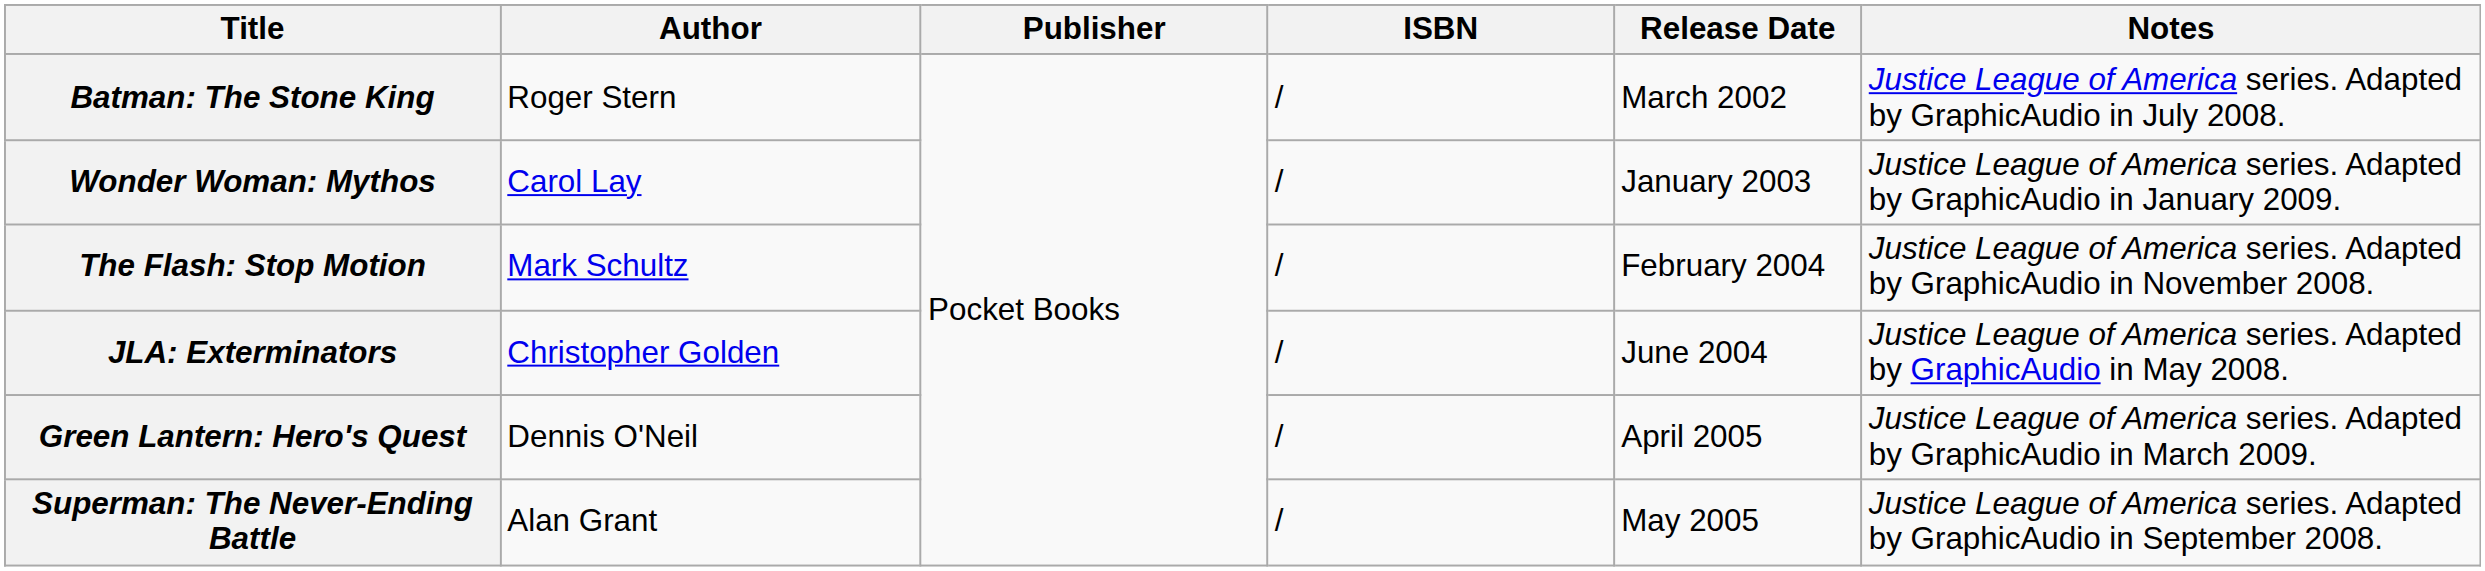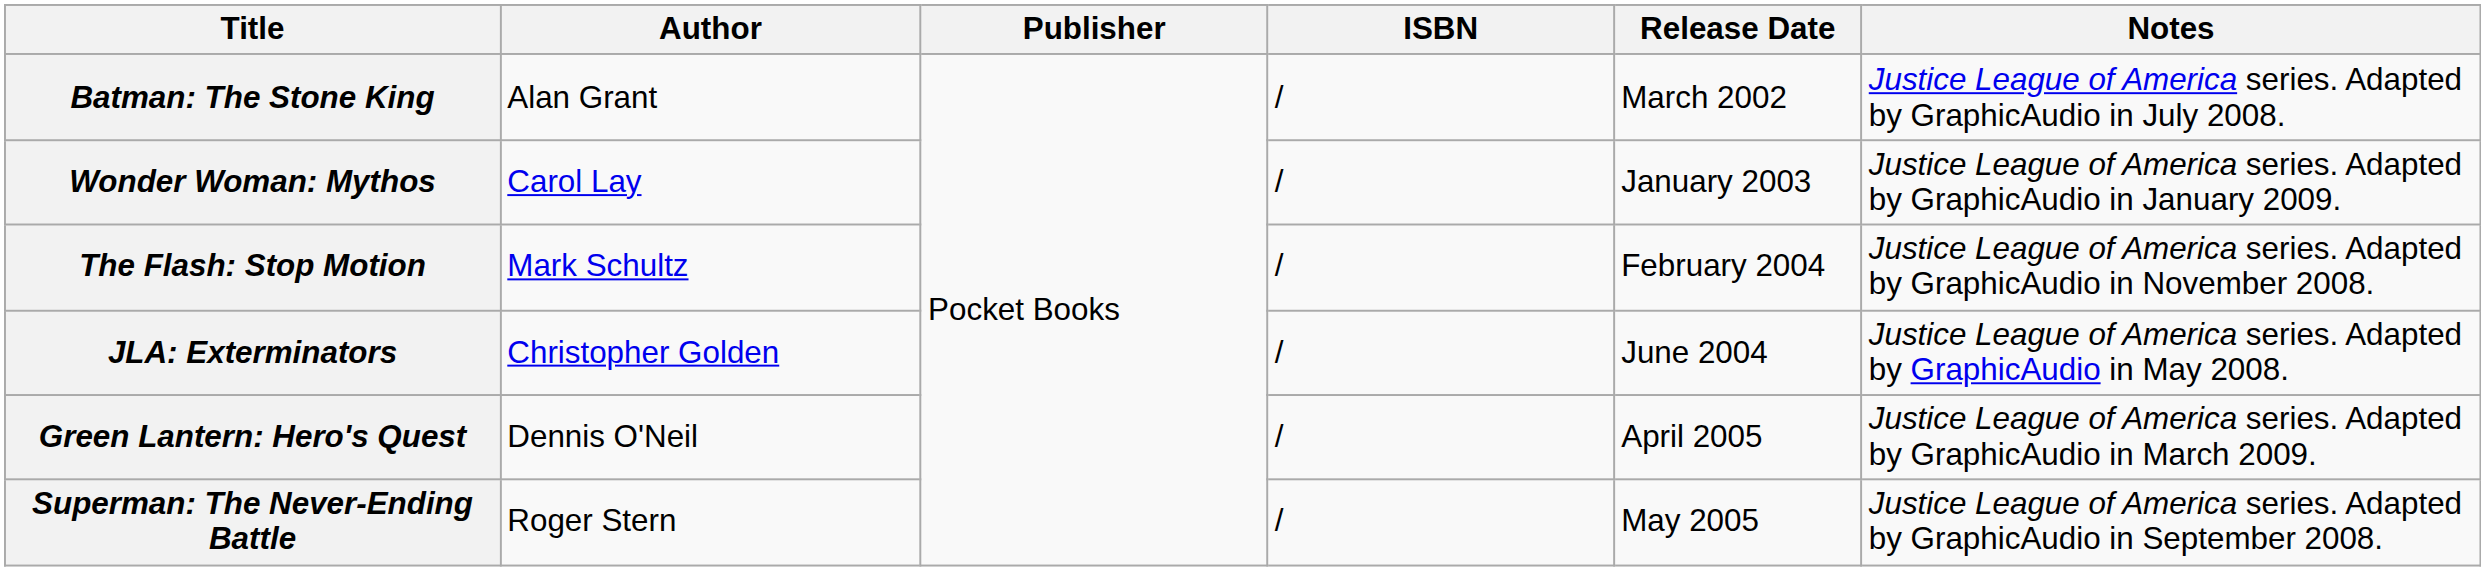(592, 96) Roger Stern -> (582, 96) Alan Grant
(582, 521) Alan Grant -> (592, 521) Roger Stern
